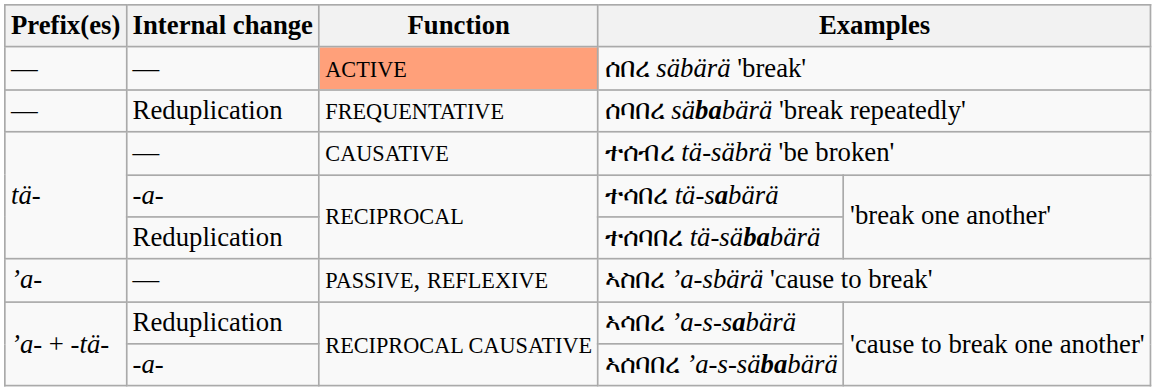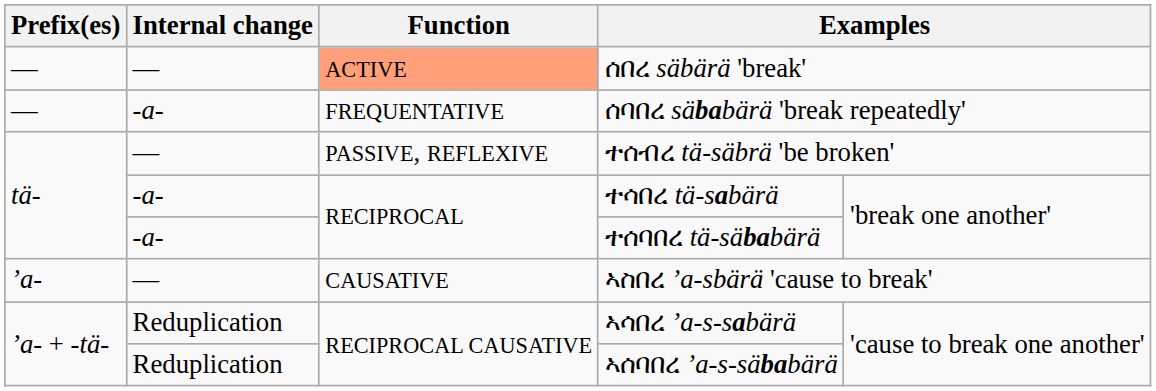(208, 110) Reduplication -> (148, 110) -a-
(387, 154) CAUSATIVE -> (437, 152) PASSIVE, REFLEXIVE
(208, 237) Reduplication -> (148, 237) -a-
(437, 279) PASSIVE, REFLEXIVE -> (387, 281) CAUSATIVE
(148, 364) -a- -> (208, 364) Reduplication
